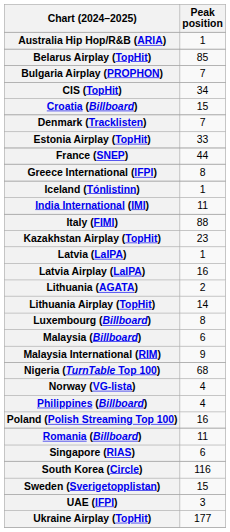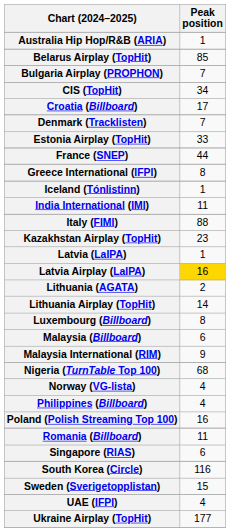(203, 106) 15 -> (203, 106) 17
(203, 271) no background -> (203, 271) gold background
(203, 502) 3 -> (203, 502) 4
